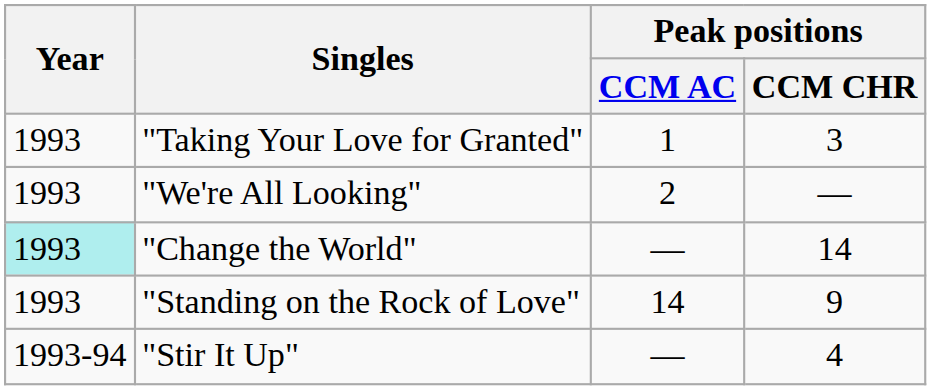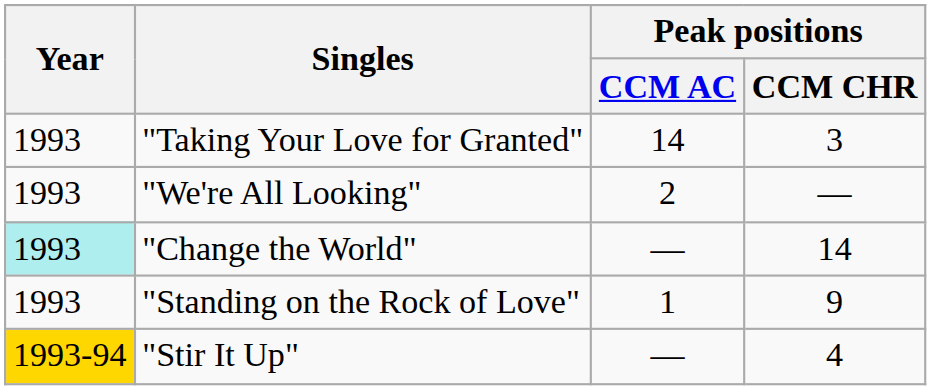(667, 139) 1 -> (667, 139) 14
(667, 301) 14 -> (667, 301) 1
(70, 355) no background -> (70, 355) gold background
